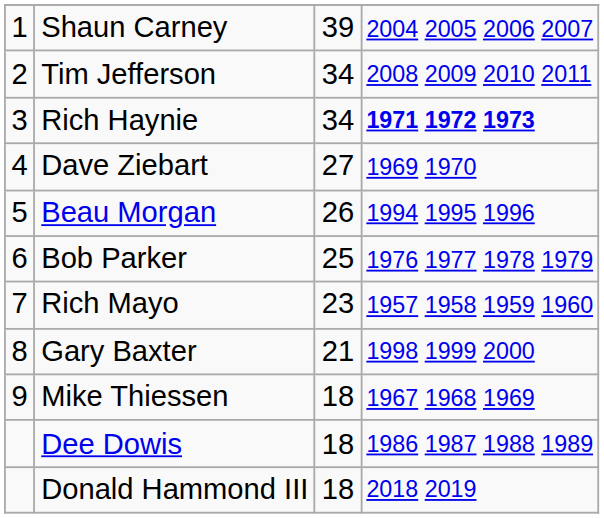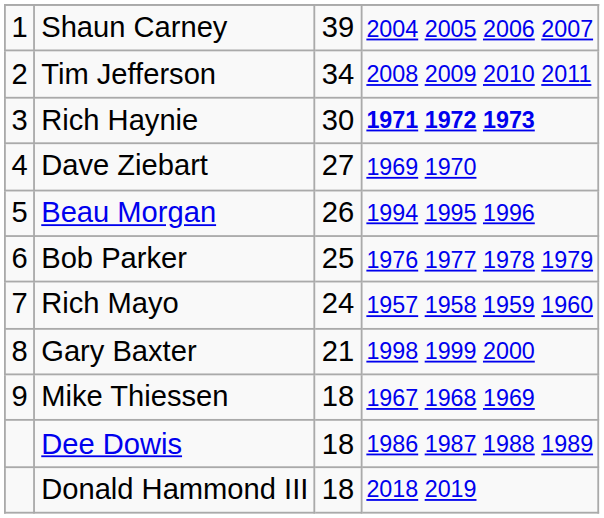(338, 119) 34 -> (338, 119) 30
(338, 304) 23 -> (338, 304) 24
